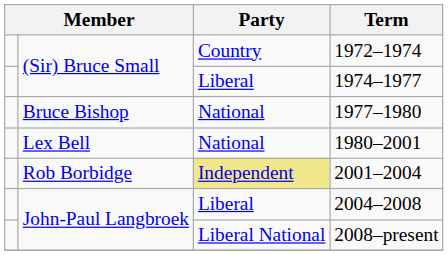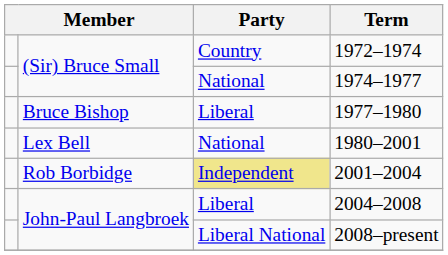(226, 81) Liberal -> (231, 81) National
(231, 111) National -> (226, 111) Liberal
